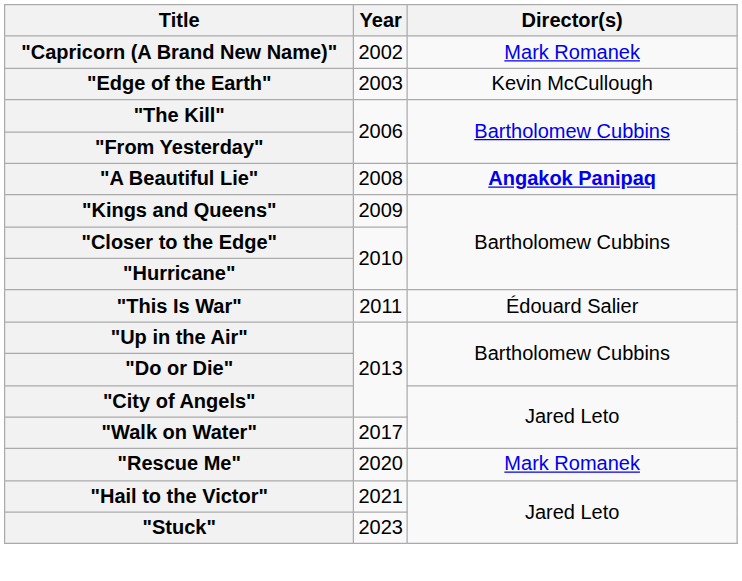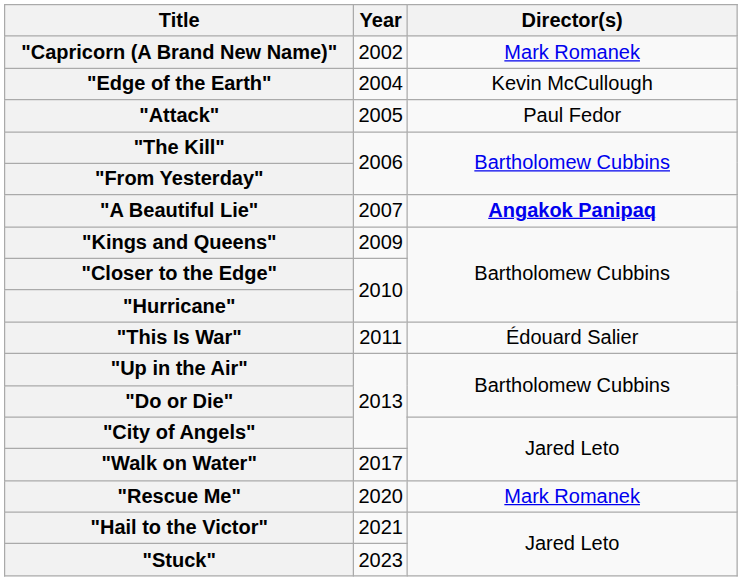(381, 83) 2003 -> (381, 83) 2004
+ row: (179, 115)
(381, 178) 2008 -> (381, 210) 2007
